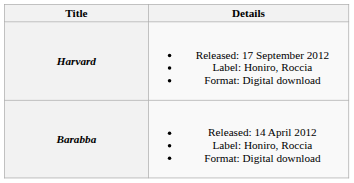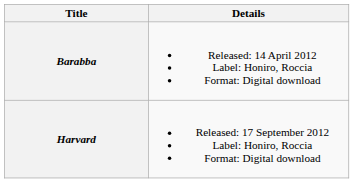rows swapped: (76, 139) <-> (76, 61)
